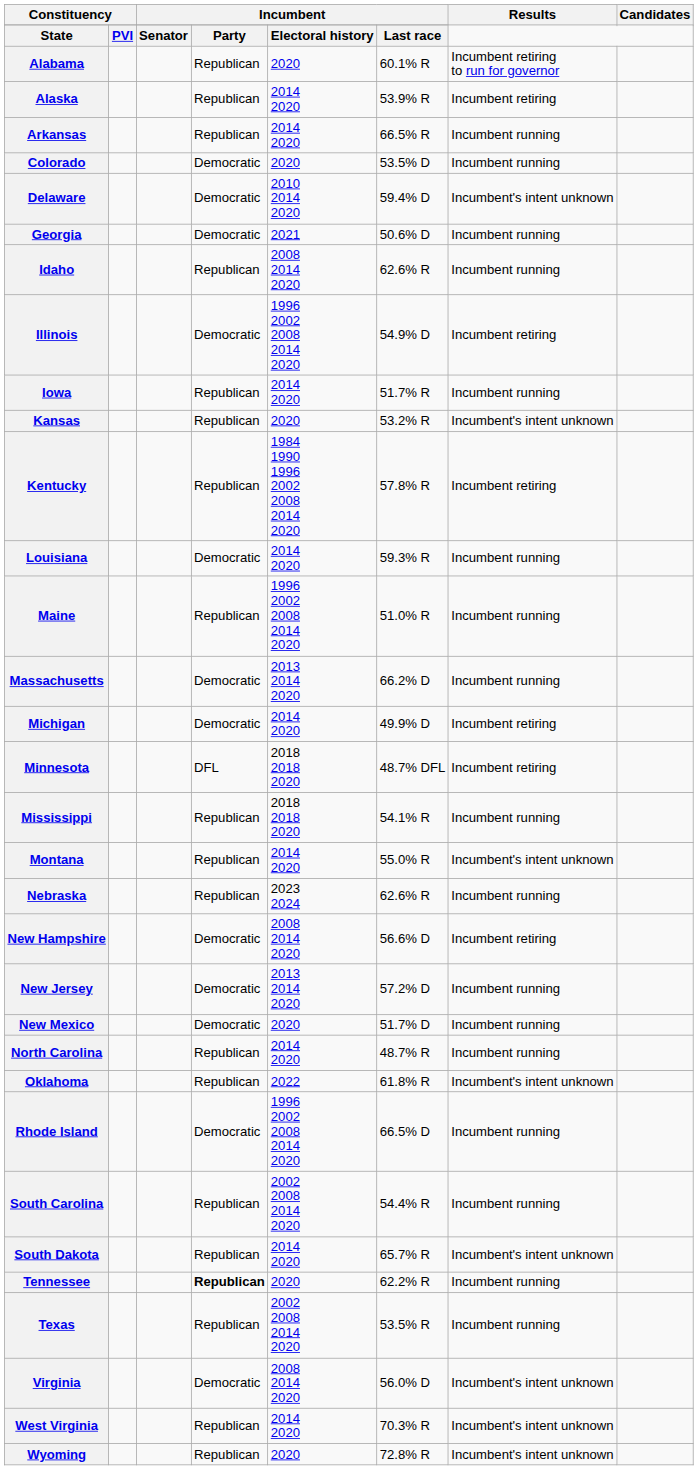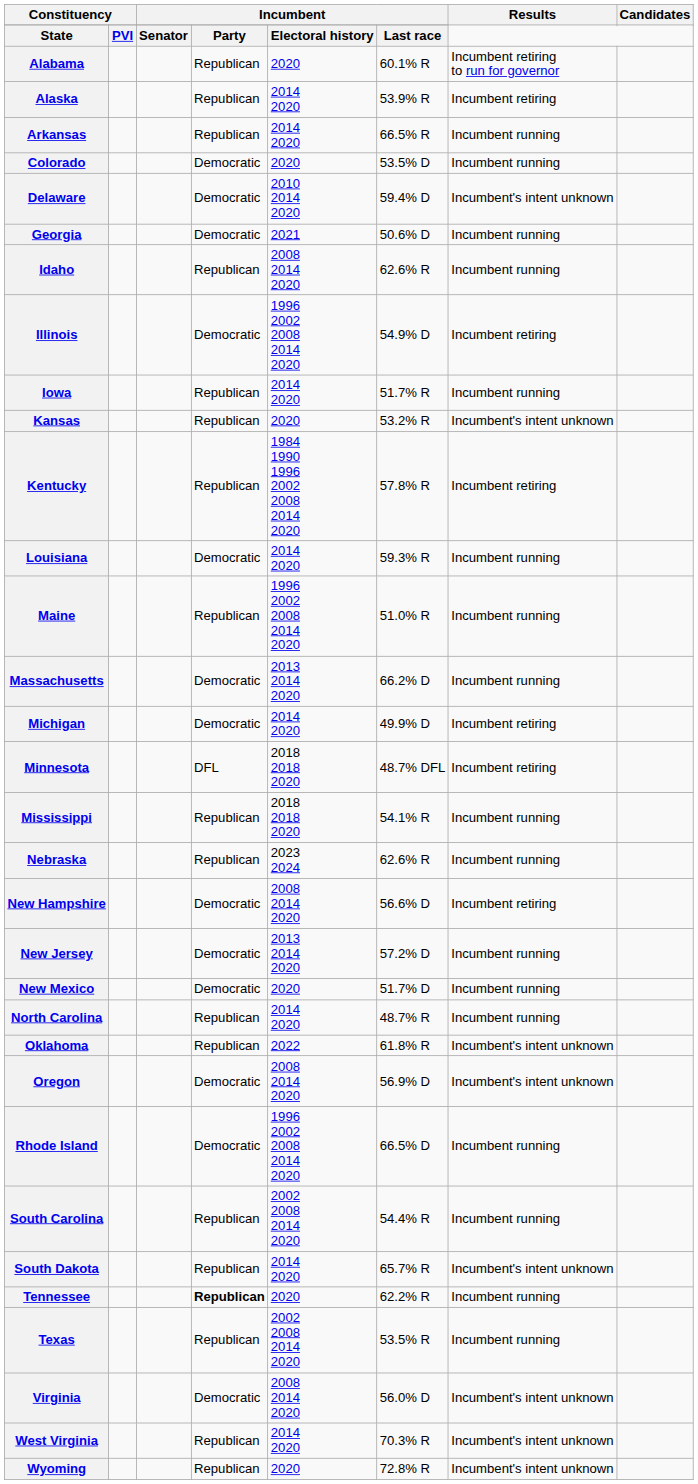- row: (57, 860)
+ row: (57, 1081)
